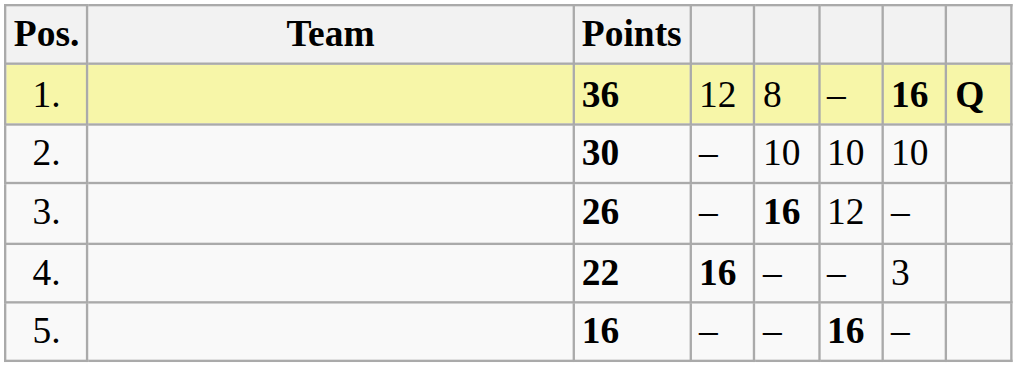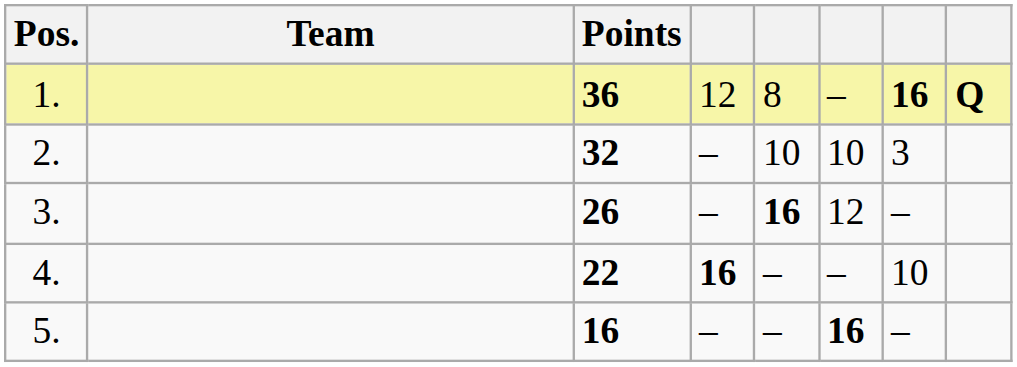(601, 152) 30 -> (601, 152) 32
(910, 152) 10 -> (900, 152) 3
(900, 271) 3 -> (910, 271) 10
